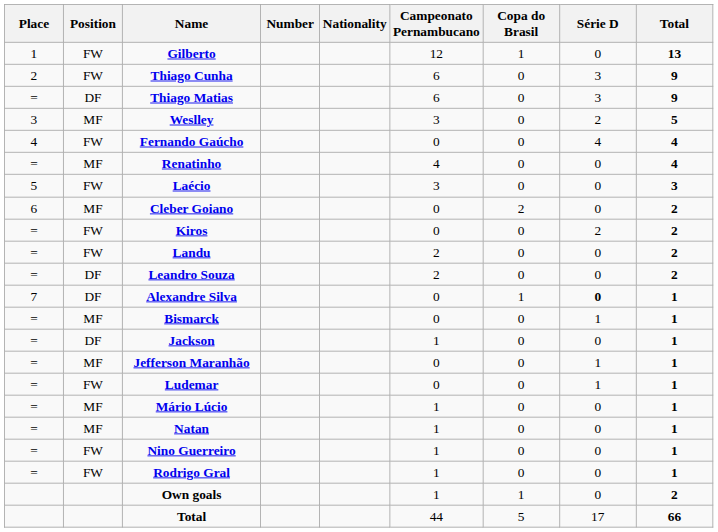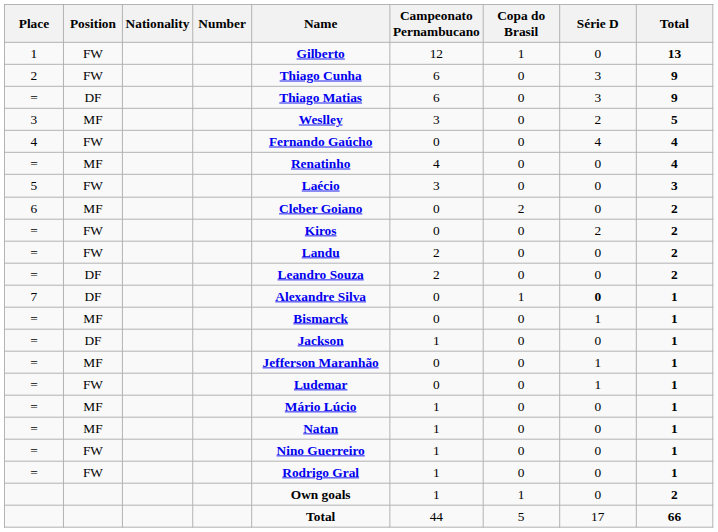columns swapped: (355, 23) <-> (192, 23)
